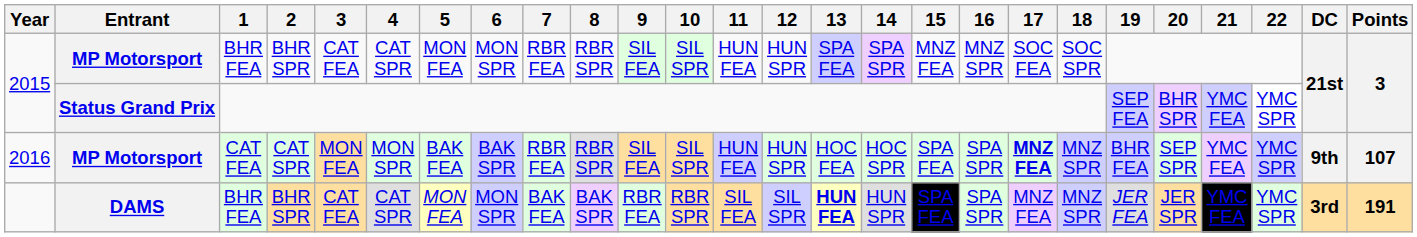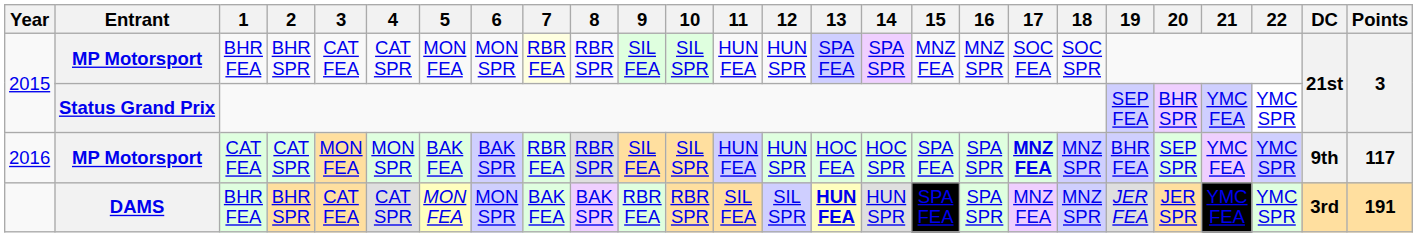(547, 58) no background -> (547, 58) lightyellow background
(1380, 157) 107 -> (1380, 157) 117
